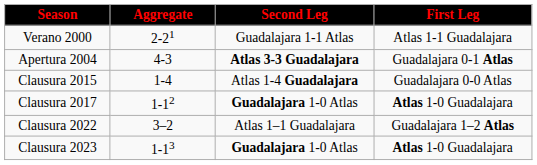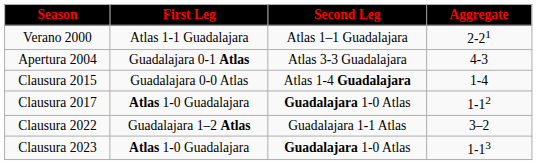columns swapped: (453, 14) <-> (163, 14)
(295, 37) Guadalajara 1-1 Atlas -> (347, 37) Atlas 1–1 Guadalajara
(295, 59) bold -> (347, 59) normal
(295, 125) Atlas 1–1 Guadalajara -> (347, 125) Guadalajara 1-1 Atlas
